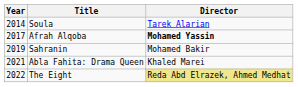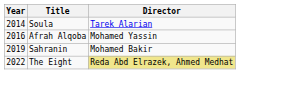(16, 37) 2017 -> (16, 37) 2016
(181, 37) bold -> (124, 37) normal
- row: (86, 62)
